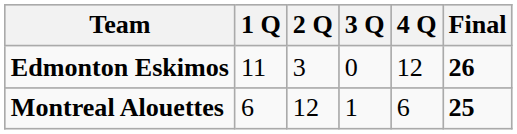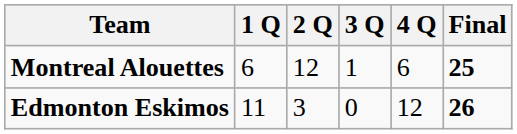rows swapped: (120, 66) <-> (117, 107)
